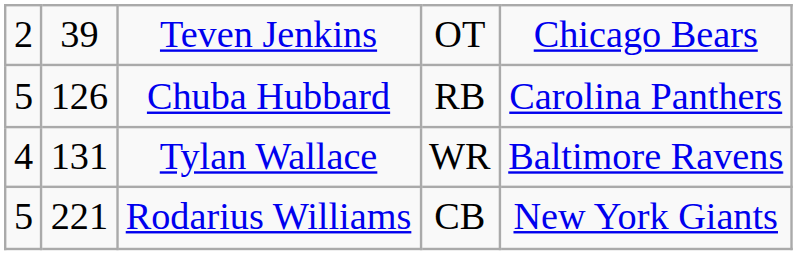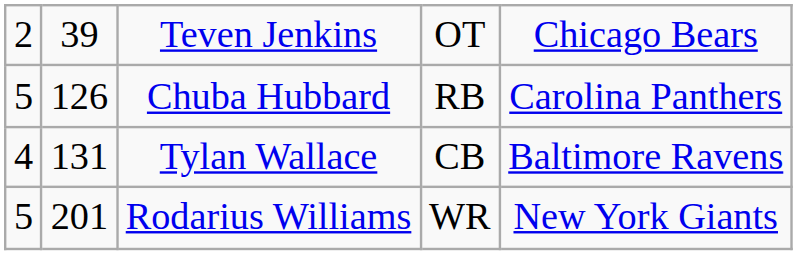(460, 156) WR -> (460, 156) CB
(79, 216) 221 -> (79, 216) 201
(460, 216) CB -> (460, 216) WR
